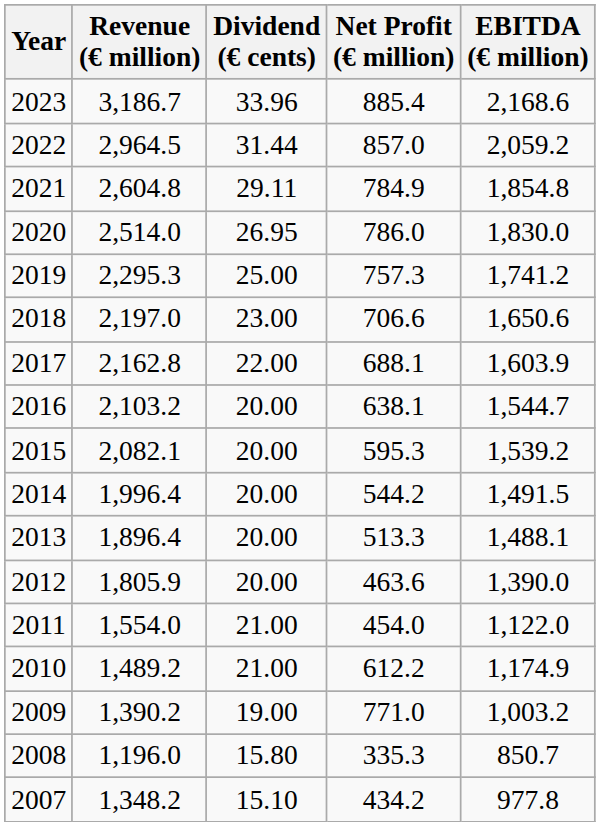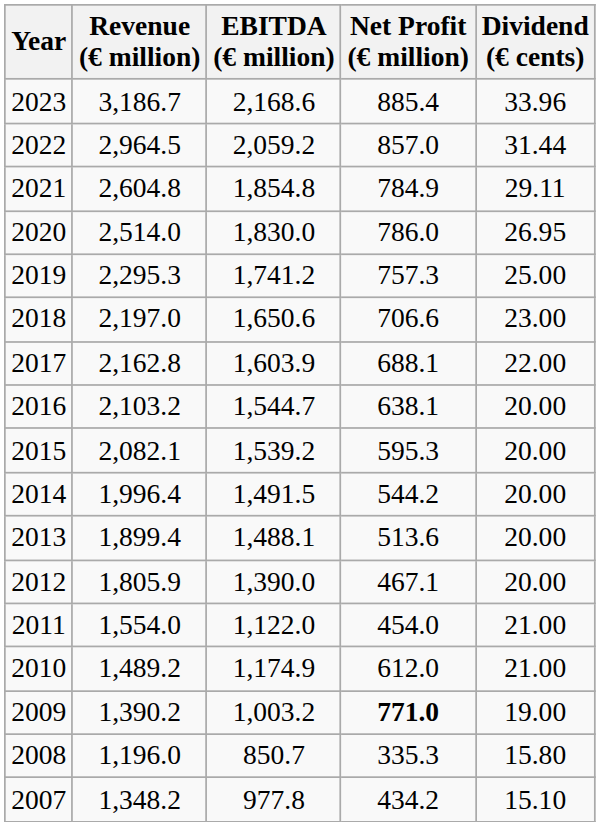columns swapped: (528, 41) <-> (267, 41)
(140, 537) 1,896.4 -> (140, 537) 1,899.4
(394, 537) 513.3 -> (408, 537) 513.6
(394, 581) 463.6 -> (408, 581) 467.1
(394, 668) 612.2 -> (408, 668) 612.0
(394, 711) normal -> (408, 711) bold
